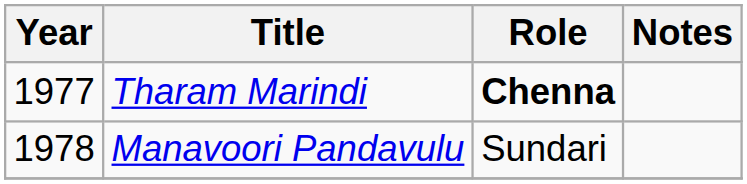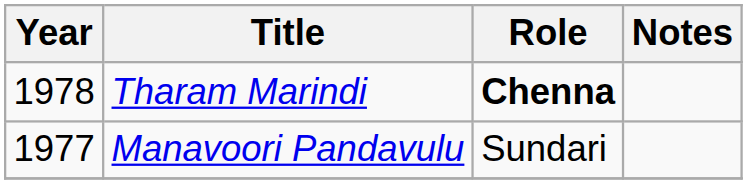(54, 91) 1977 -> (54, 91) 1978
(54, 149) 1978 -> (54, 149) 1977
